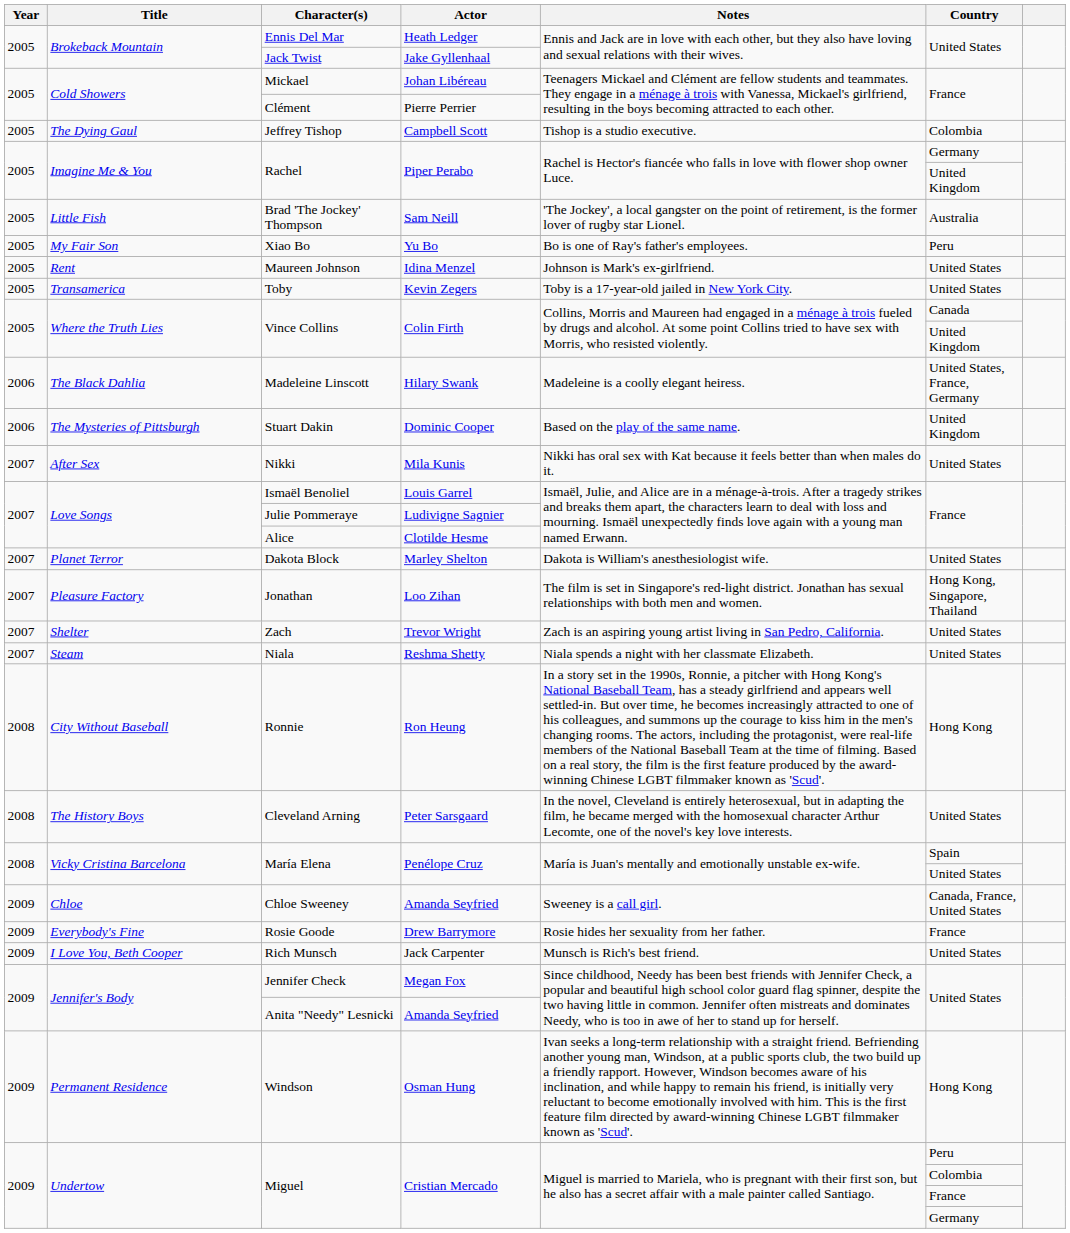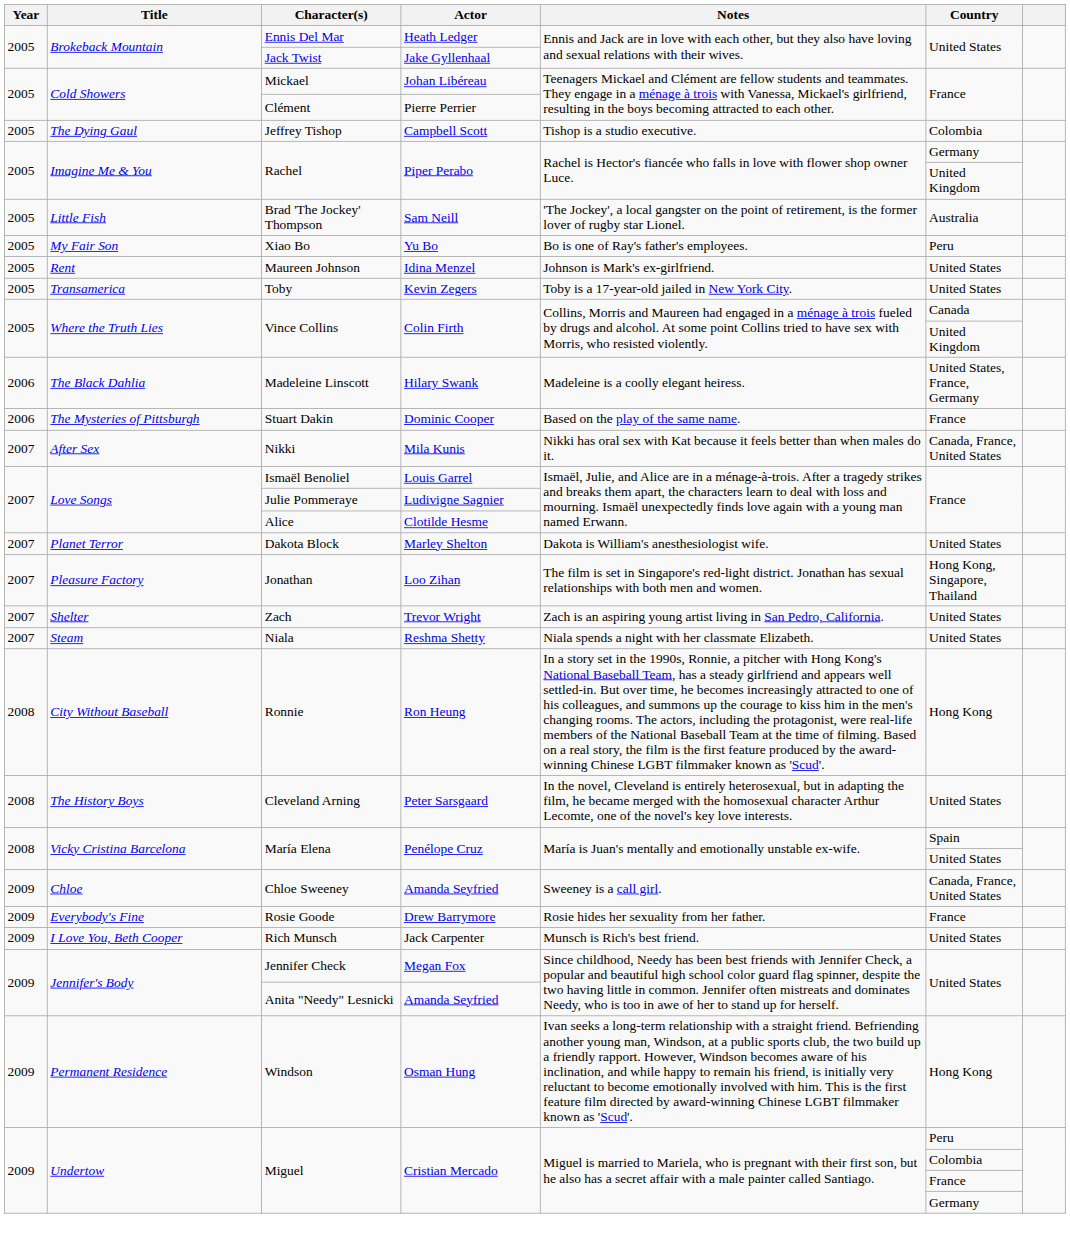(954, 426) United Kingdom -> (947, 419) France
(965, 463) United States -> (973, 448) Canada, France, United States
